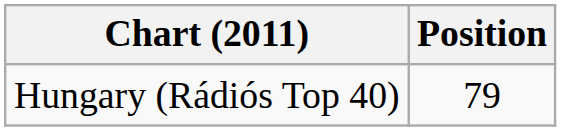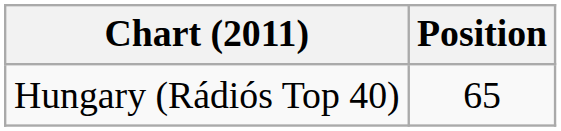(482, 94) 79 -> (482, 94) 65
